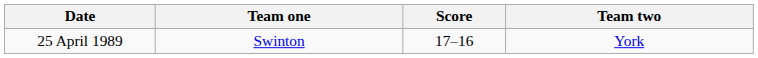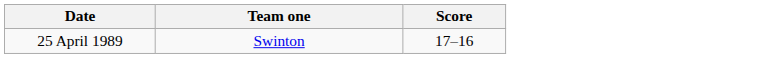- column: (629, 16)
